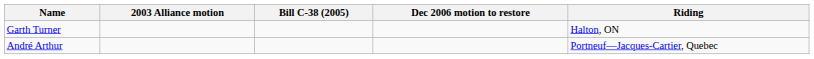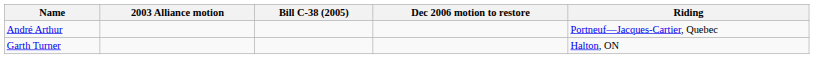rows swapped: (35, 45) <-> (34, 29)
